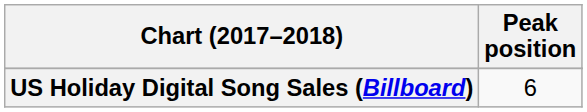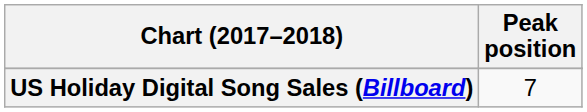(530, 87) 6 -> (530, 87) 7
